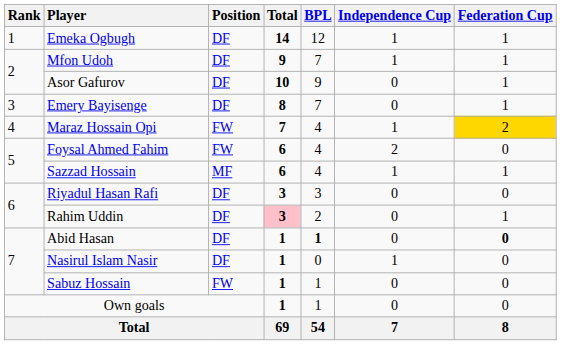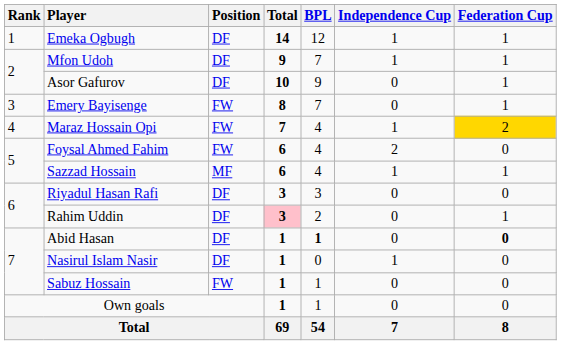(221, 104) DF -> (223, 104) FW
